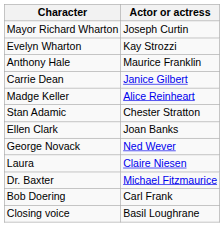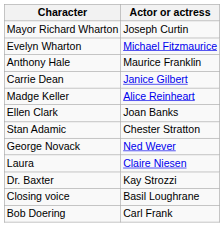(150, 46) Kay Strozzi -> (170, 46) Michael Fitzmaurice
rows swapped: (36, 113) <-> (32, 130)
(170, 180) Michael Fitzmaurice -> (150, 180) Kay Strozzi
rows swapped: (36, 197) <-> (38, 213)
